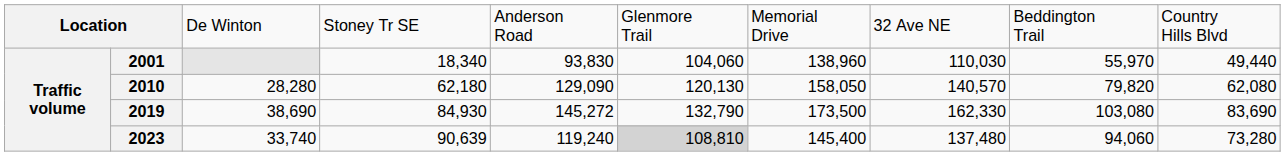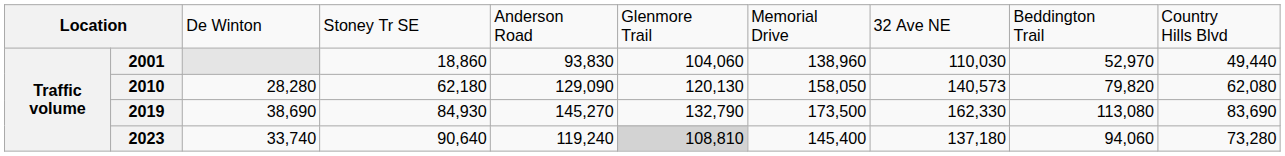(462, 61) 18,340 -> (462, 61) 18,860
(1129, 61) 55,970 -> (1129, 61) 52,970
(977, 86) 140,570 -> (977, 86) 140,573
(585, 112) 145,272 -> (585, 112) 145,270
(1125, 112) 103,080 -> (1125, 112) 113,080
(462, 138) 90,639 -> (462, 138) 90,640
(977, 138) 137,480 -> (977, 138) 137,180
